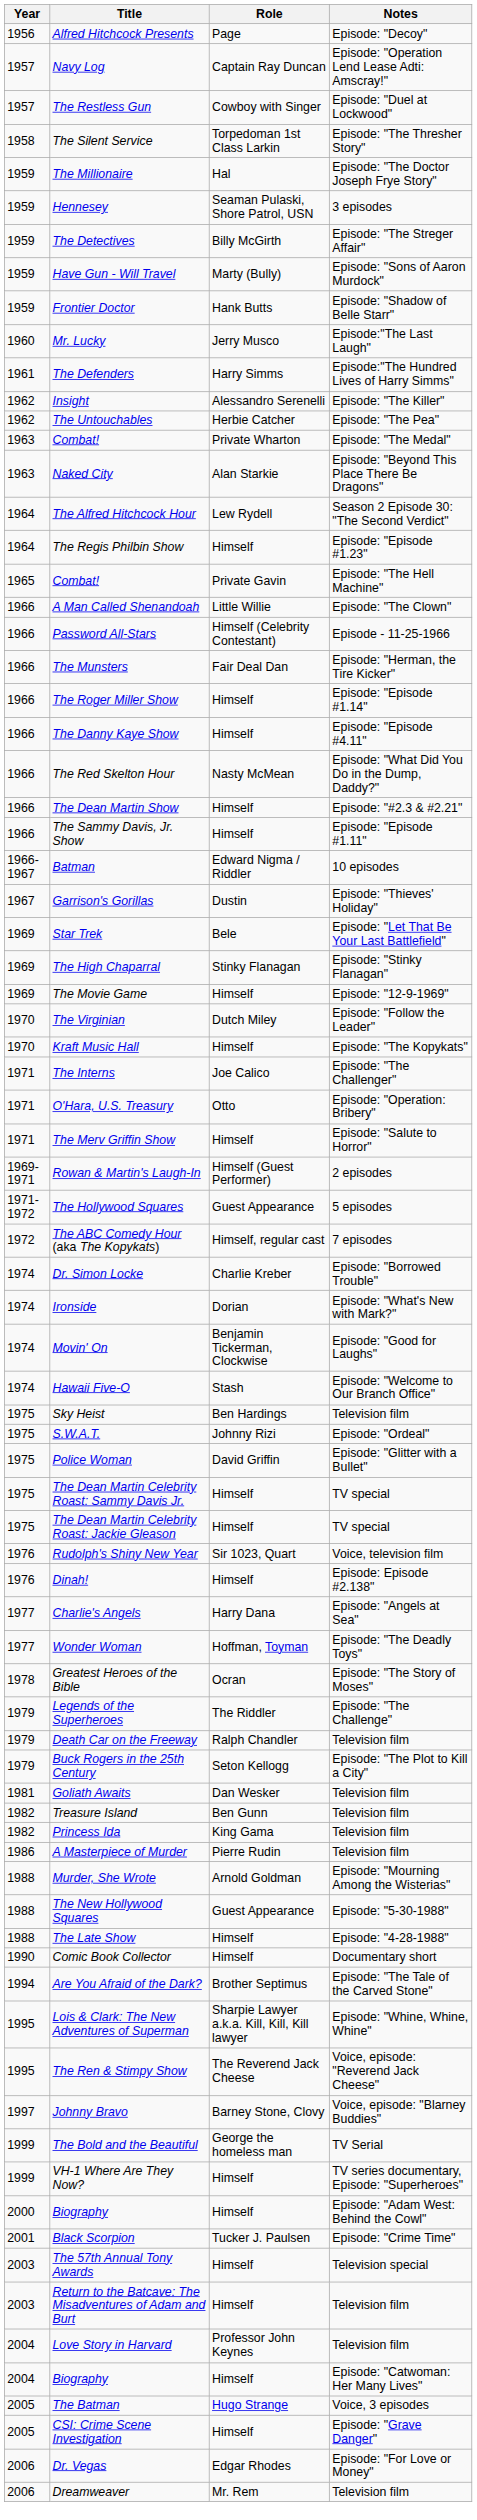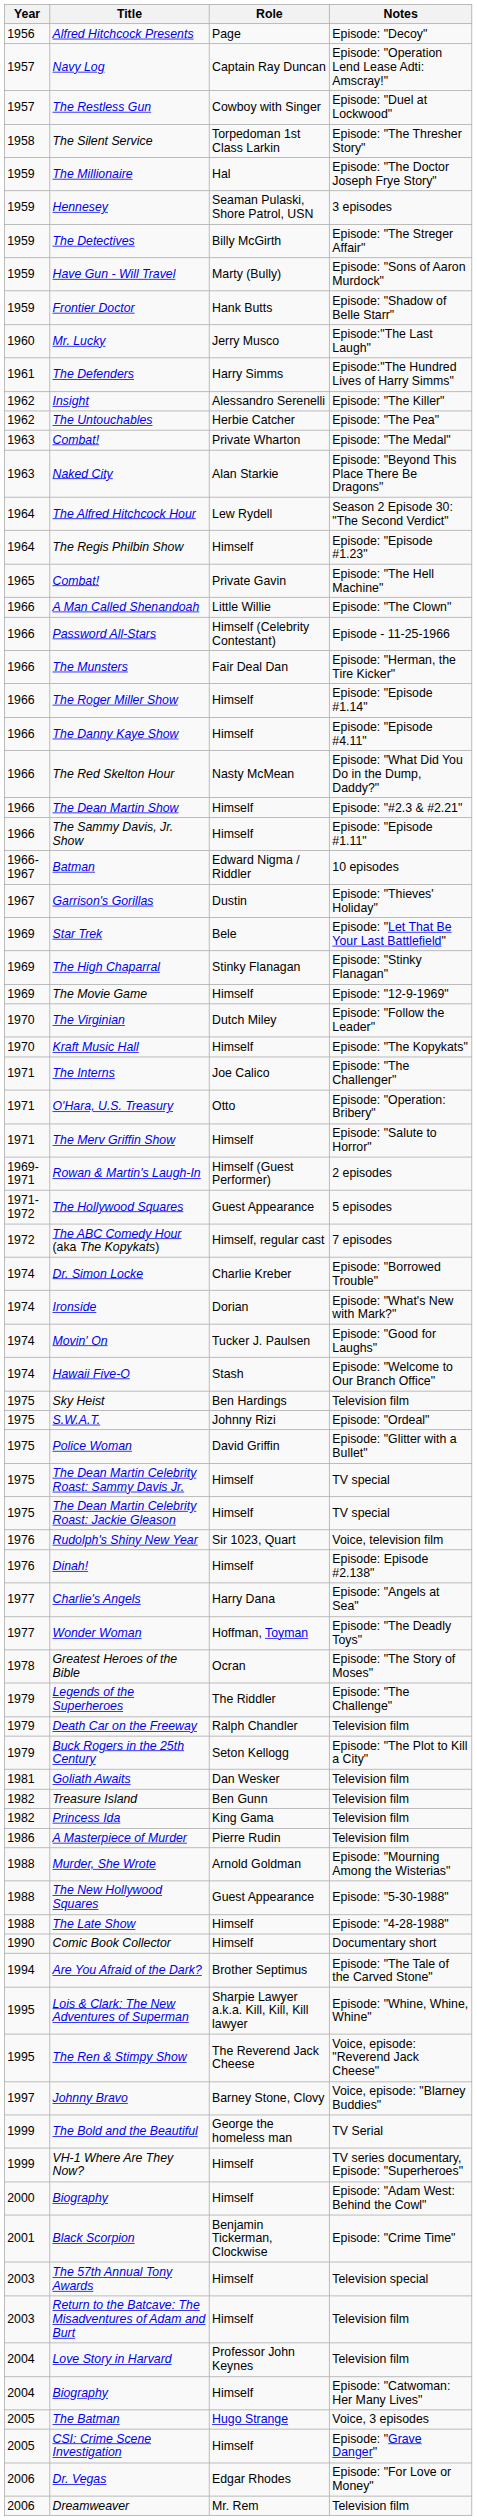(242, 1347) Benjamin Tickerman, Clockwise -> (261, 1340) Tucker J. Paulsen
(261, 2238) Tucker J. Paulsen -> (242, 2238) Benjamin Tickerman, Clockwise
